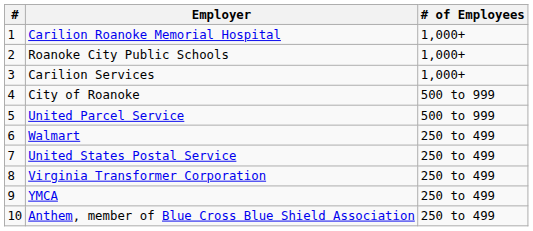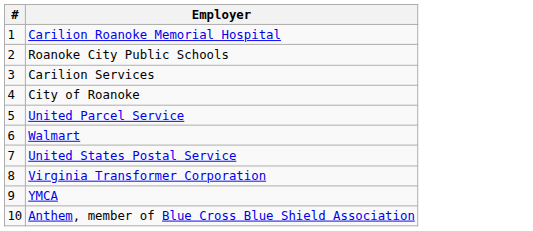- column: (473, 15)
